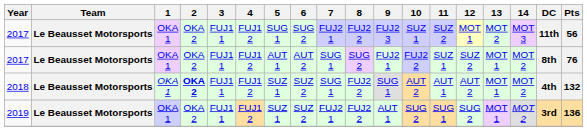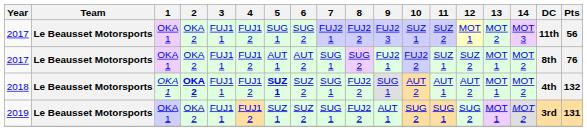(277, 86) normal -> (277, 86) bold
(331, 113) FUJ2 1 -> (331, 113) SUG 1
(572, 113) 136 -> (572, 113) 131
